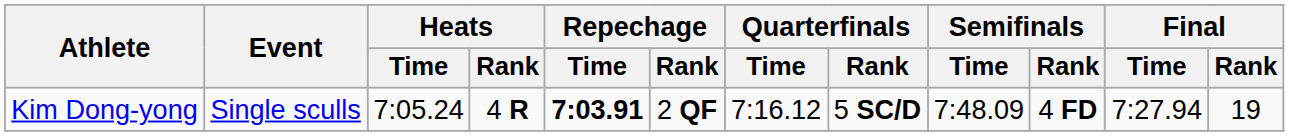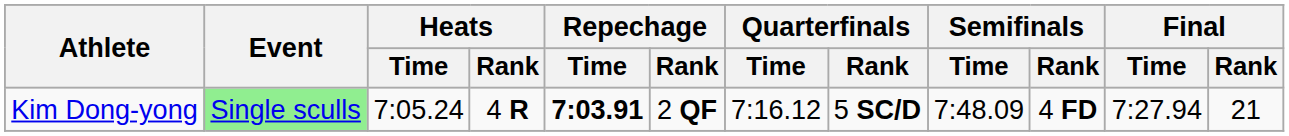(286, 110) no background -> (286, 110) lightgreen background
(1246, 110) 19 -> (1246, 110) 21
